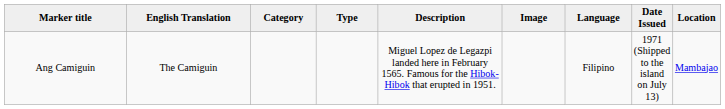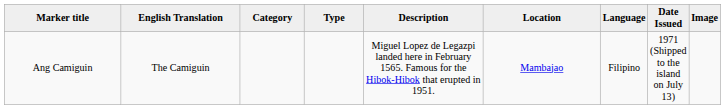columns swapped: (696, 18) <-> (534, 18)
